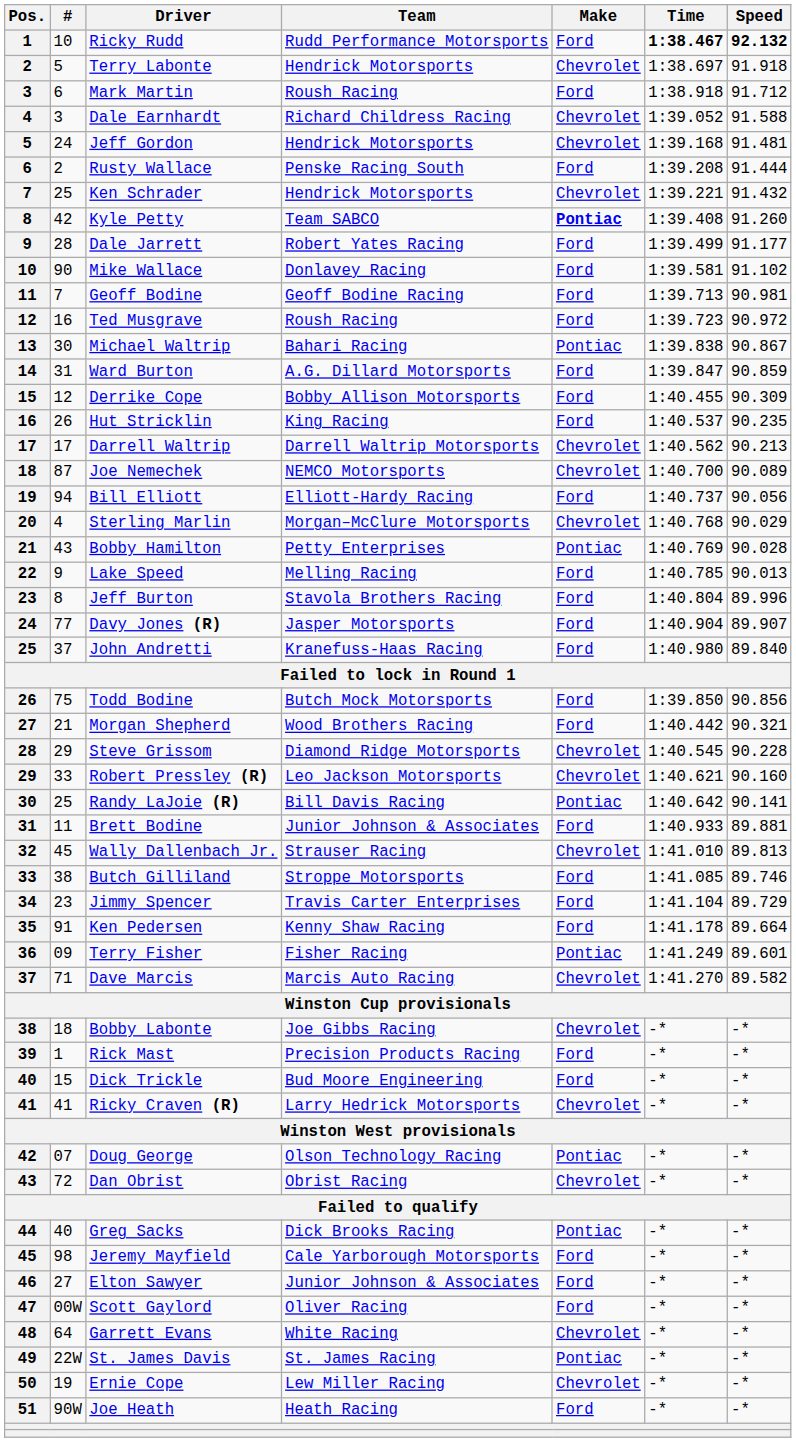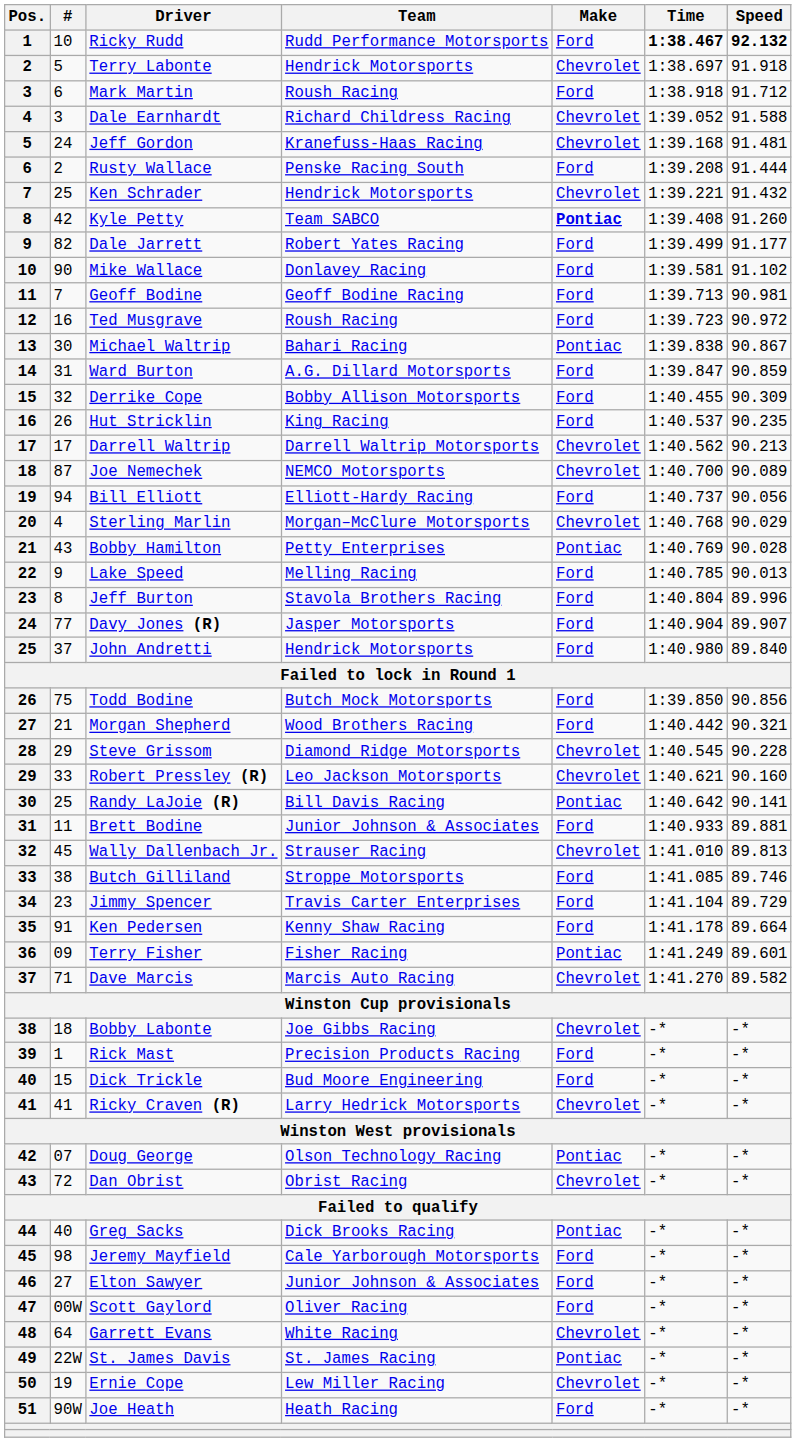(379, 144) Hendrick Motorsports -> (384, 144) Kranefuss-Haas Racing
(63, 246) 28 -> (63, 246) 82
(63, 397) 12 -> (63, 397) 32
(384, 651) Kranefuss-Haas Racing -> (379, 651) Hendrick Motorsports
